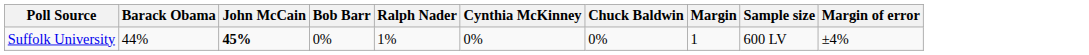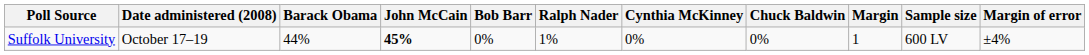+ column: (199, 15)
